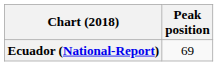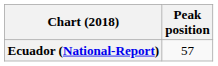(187, 50) 69 -> (187, 50) 57
